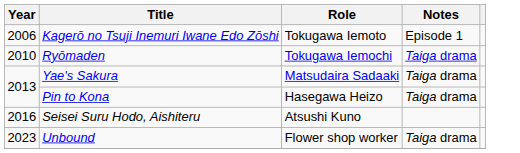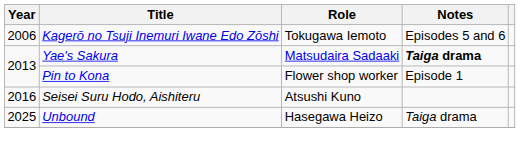(434, 35) Episode 1 -> (455, 35) Episodes 5 and 6
- row: (74, 55)
(441, 76) normal -> (443, 55) bold
(334, 96) Hasegawa Heizo -> (341, 76) Flower shop worker
(441, 96) Taiga drama -> (434, 76) Episode 1
(22, 138) 2023 -> (22, 117) 2025
(341, 138) Flower shop worker -> (334, 117) Hasegawa Heizo
